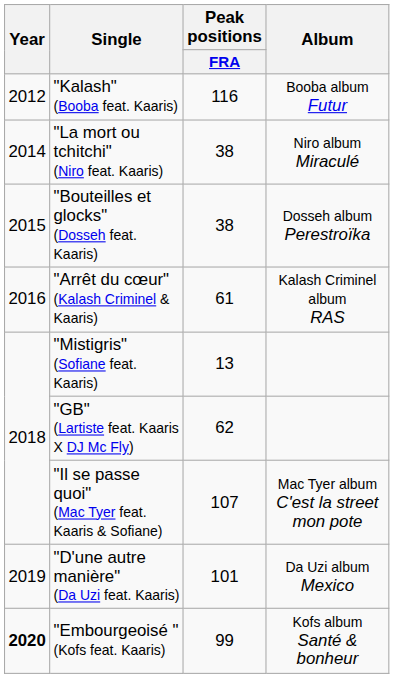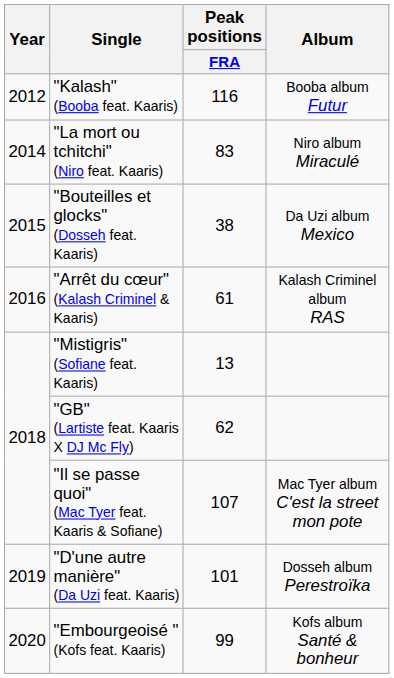(225, 151) 38 -> (225, 151) 83
(327, 226) Dosseh album Perestroïka -> (327, 226) Da Uzi album Mexico
(327, 577) Da Uzi album Mexico -> (327, 577) Dosseh album Perestroïka
(27, 640) bold -> (27, 640) normal
